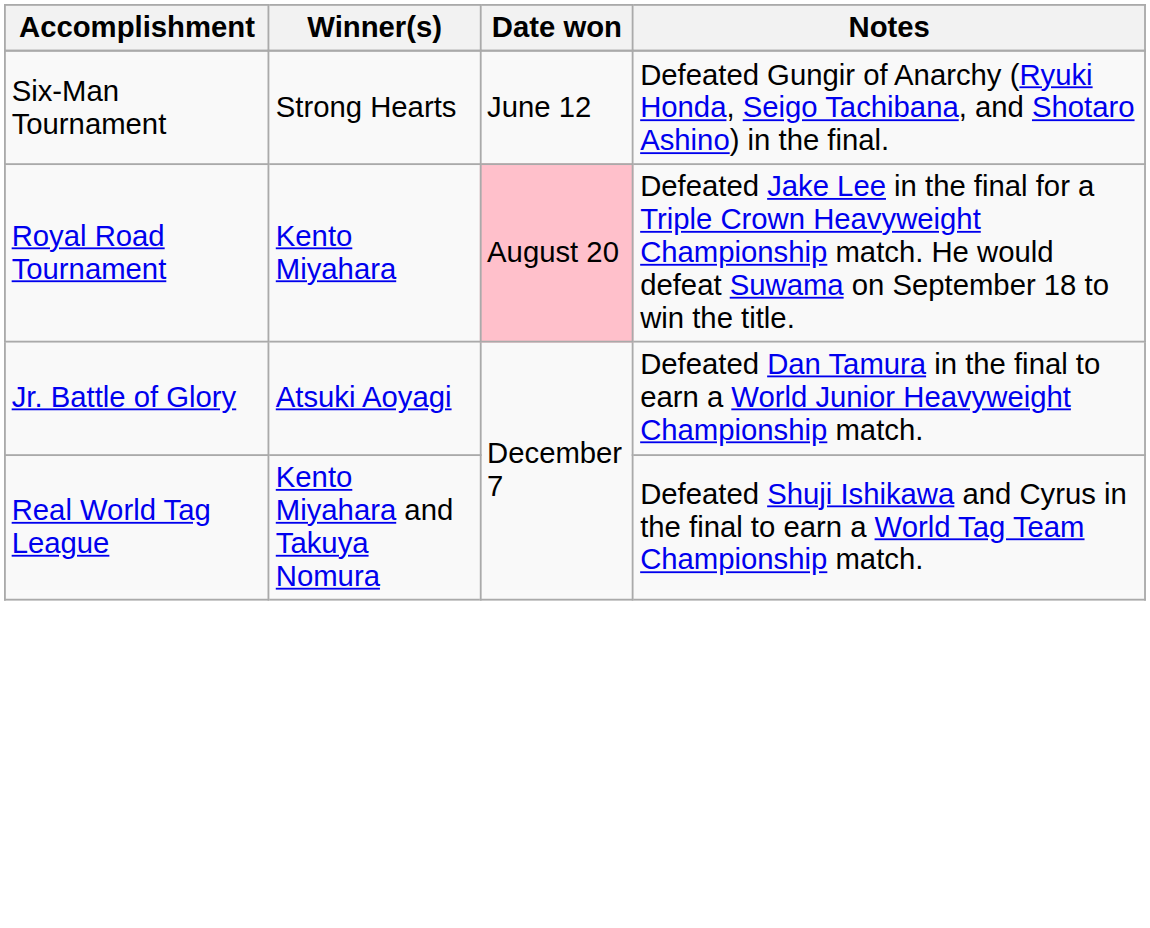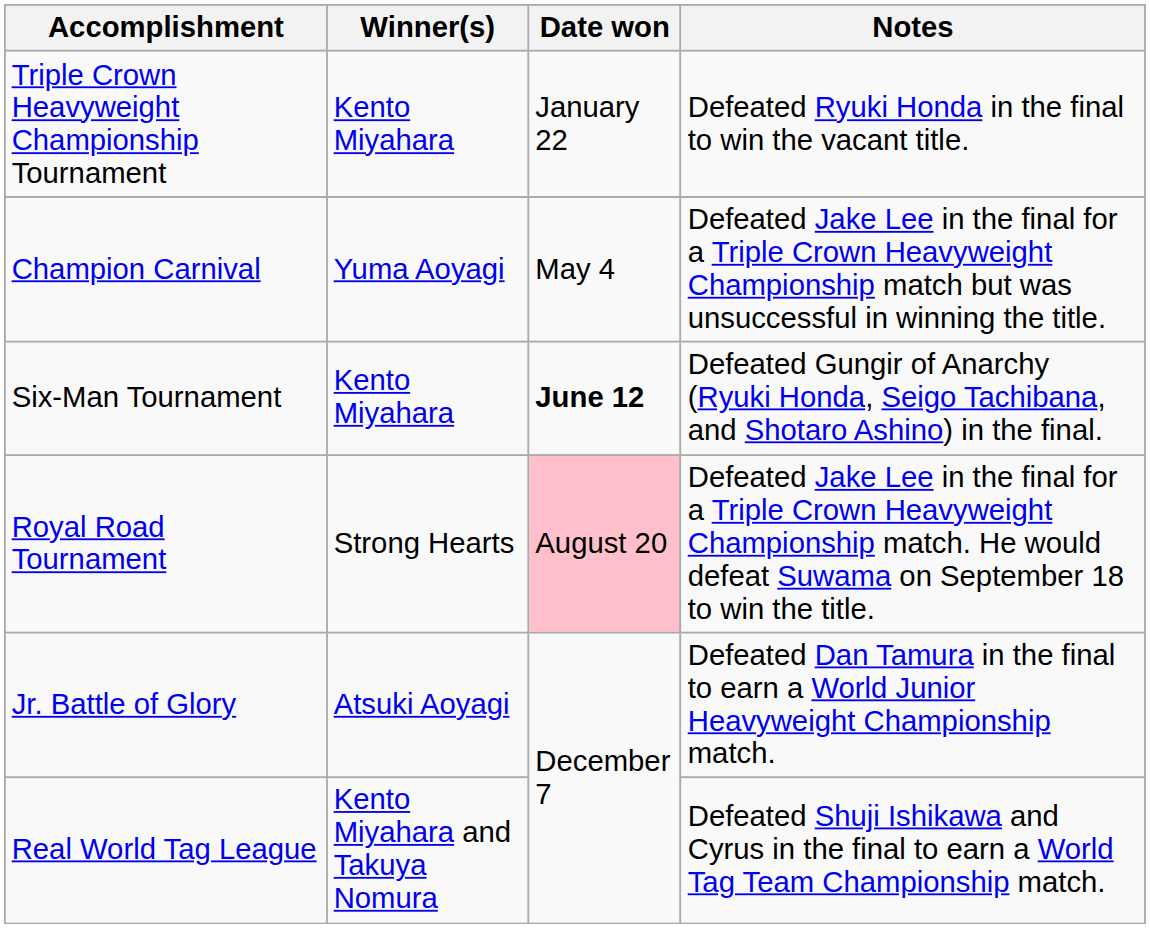+ row: (105, 123)
+ row: (136, 268)
(366, 107) Strong Hearts -> (394, 397) Kento Miyahara
(539, 107) normal -> (590, 397) bold
(336, 252) Kento Miyahara -> (424, 542) Strong Hearts
